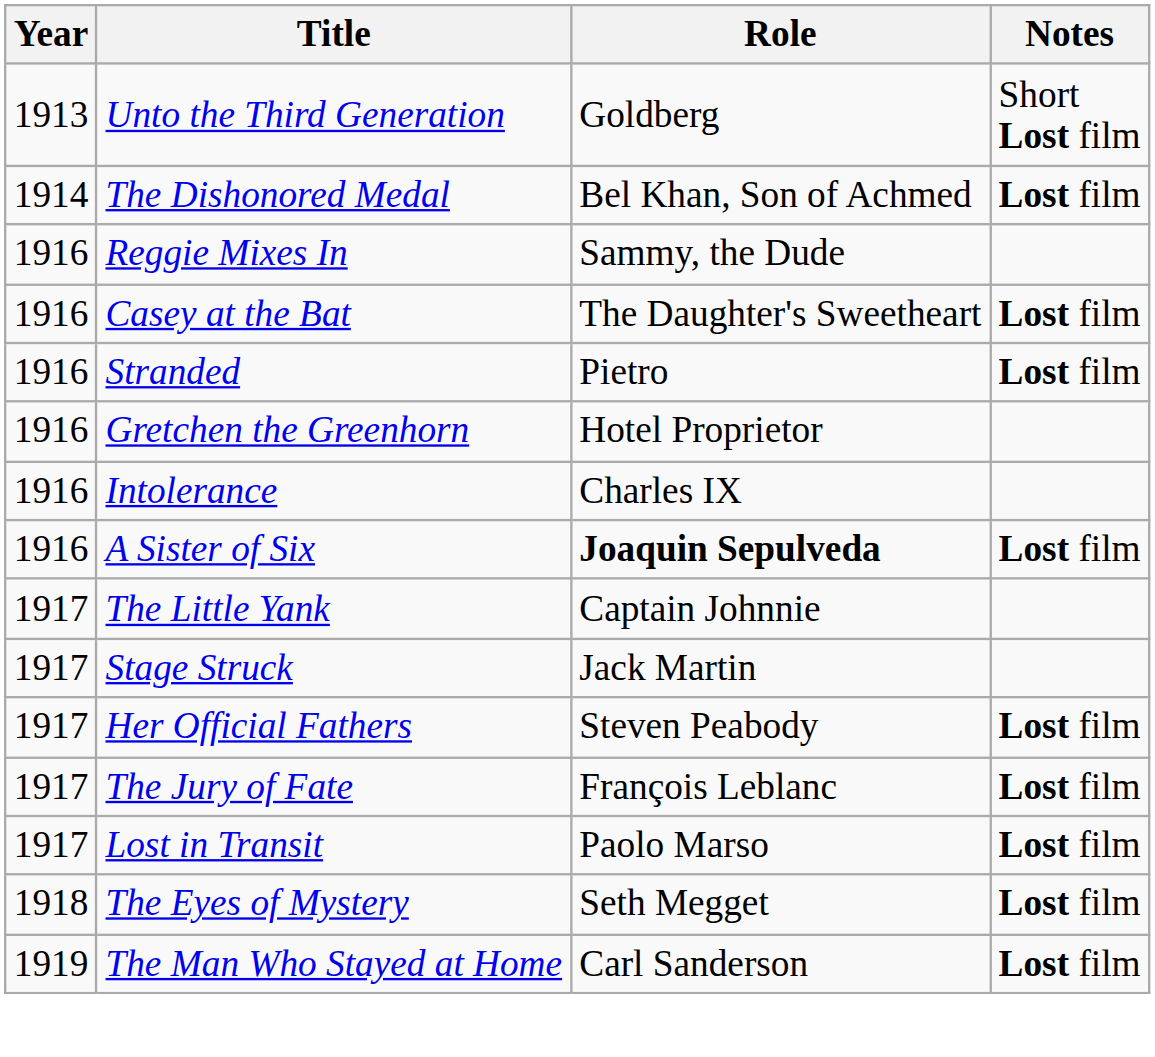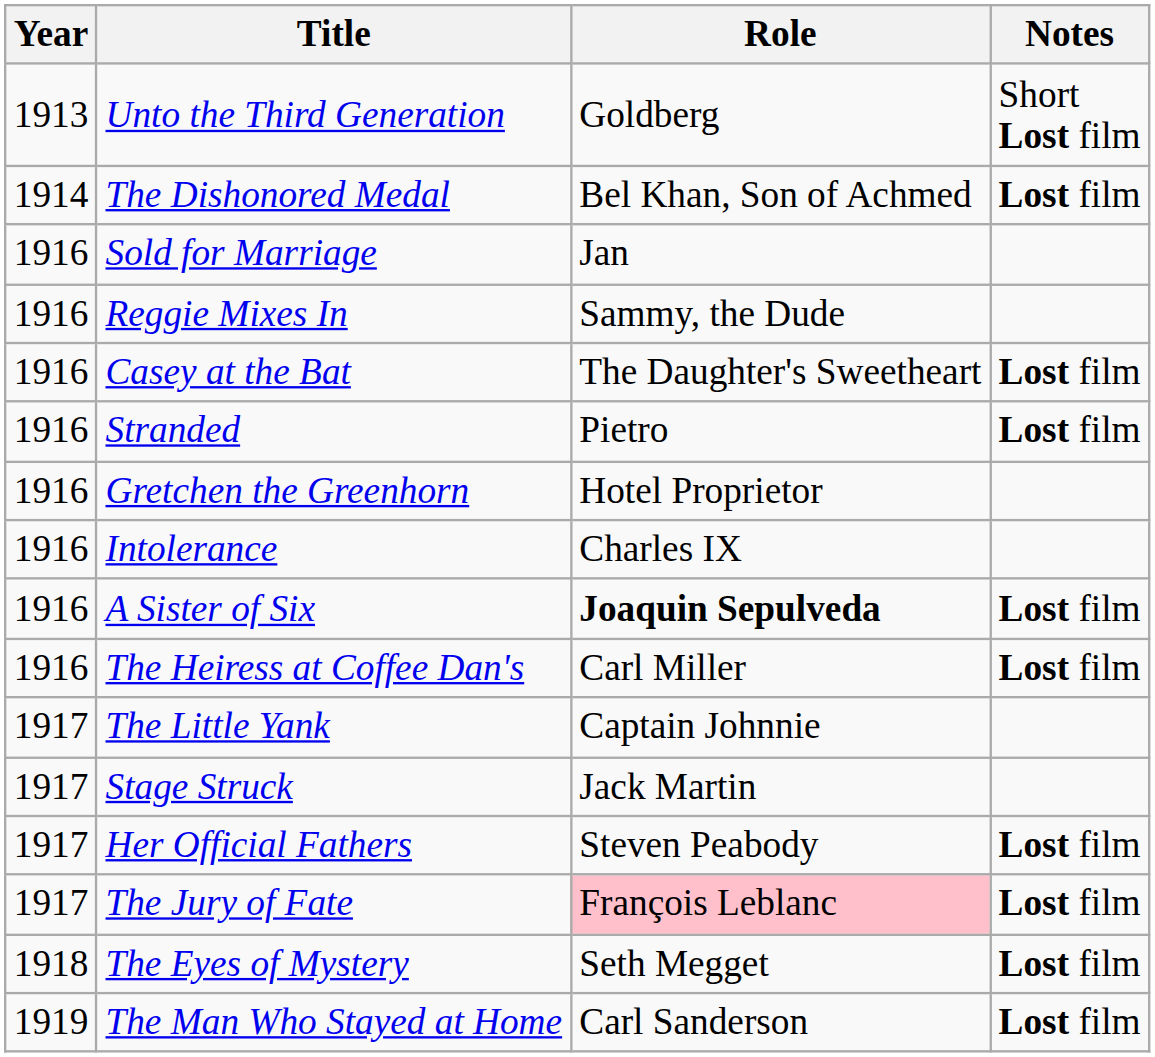+ row: (241, 253)
+ row: (315, 667)
(708, 785) no background -> (708, 903) pink background
- row: (214, 844)
